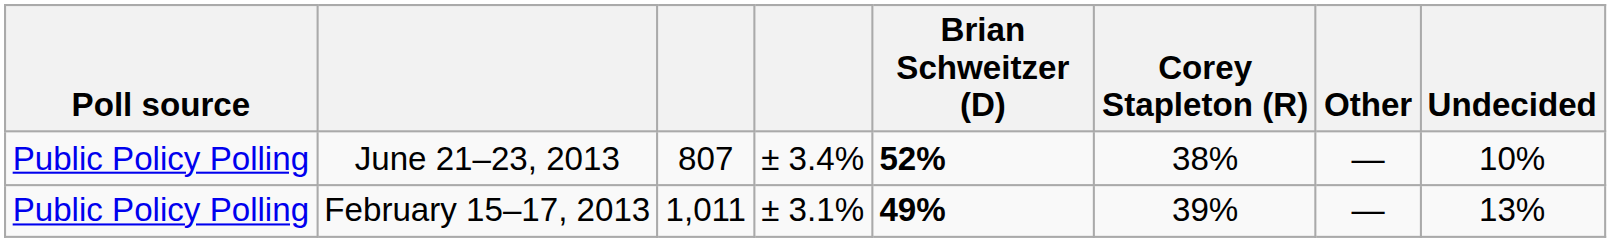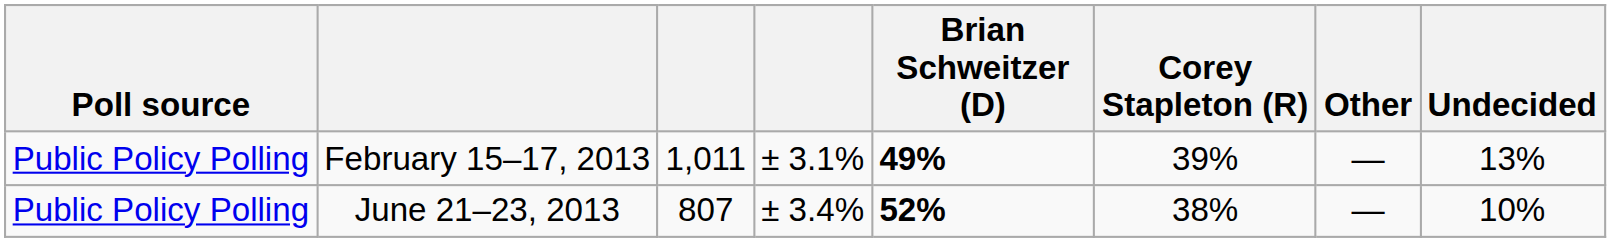rows swapped: (487, 210) <-> (487, 157)
